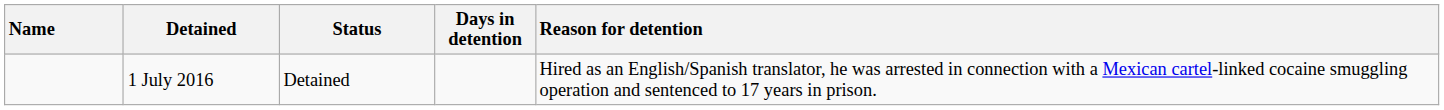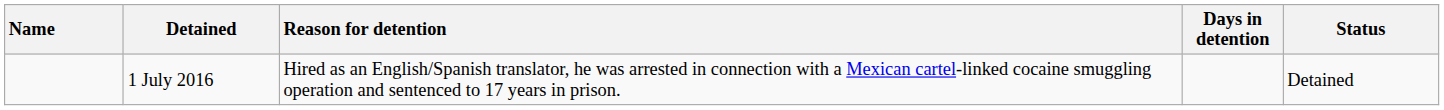columns swapped: (357, 29) <-> (621, 29)
